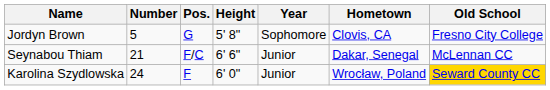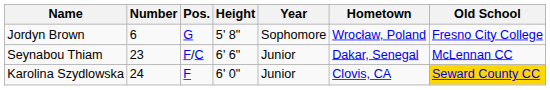(133, 34) 5 -> (133, 34) 6
(362, 34) Clovis, CA -> (379, 34) Wrocław, Poland
(137, 54) 21 -> (137, 54) 23
(379, 74) Wrocław, Poland -> (362, 74) Clovis, CA
